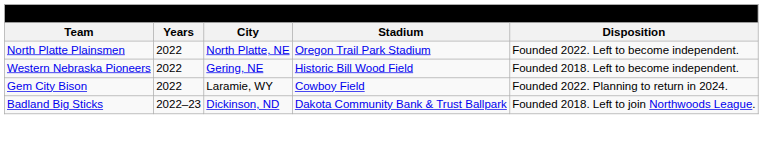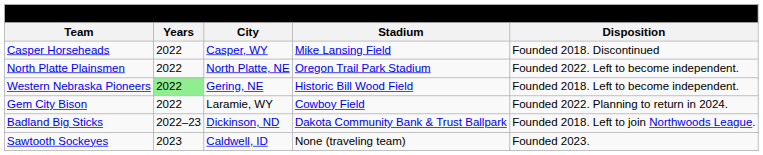+ row: (58, 50)
(169, 68) no background -> (169, 86) lightgreen background
+ row: (58, 141)
